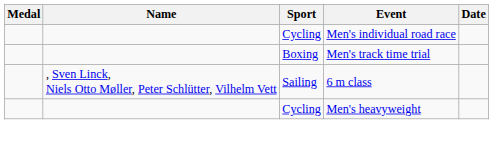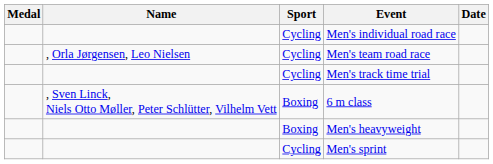+ row: (378, 54)
(300, 54) Boxing -> (302, 74) Cycling
(300, 82) Sailing -> (300, 102) Boxing
(302, 109) Cycling -> (300, 129) Boxing
+ row: (356, 149)
